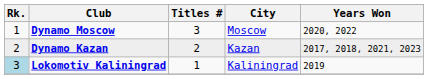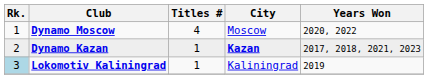(197, 30) 3 -> (197, 30) 4
(197, 48) 2 -> (197, 48) 1
(244, 48) normal -> (244, 48) bold
